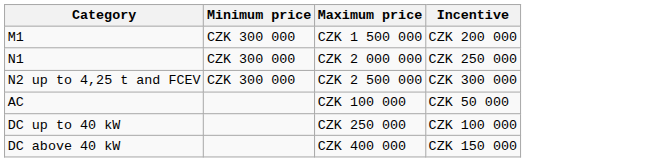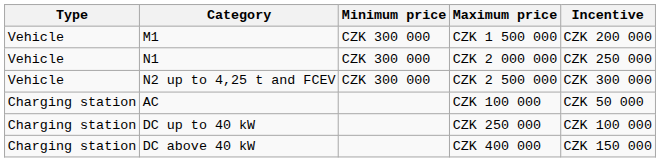+ column: (72, 15)
